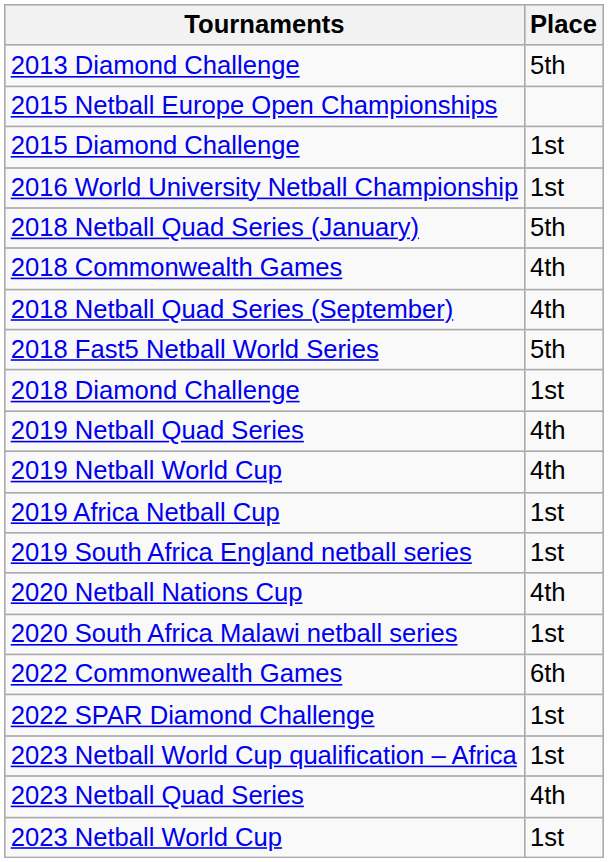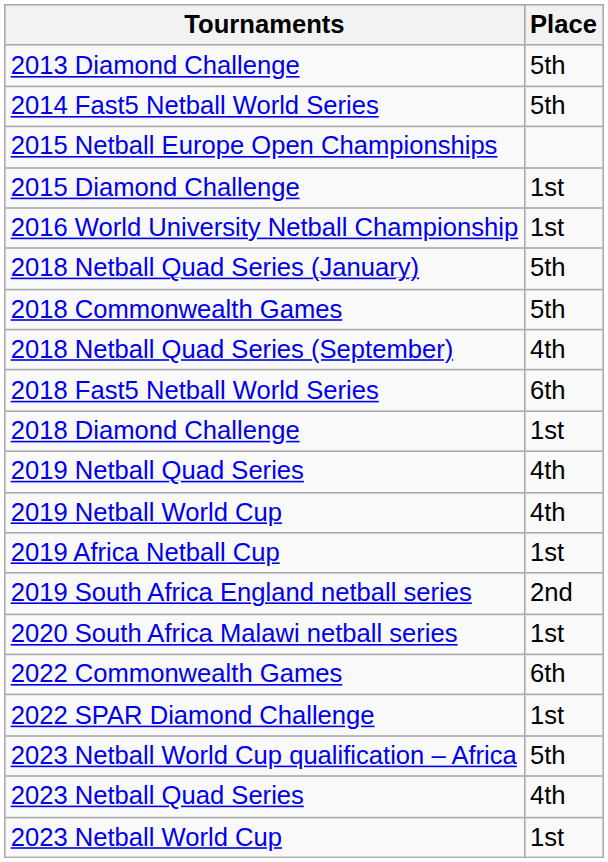+ row: (195, 106)
(548, 268) 4th -> (548, 308) 5th
(548, 349) 5th -> (548, 390) 6th
(547, 552) 1st -> (551, 593) 2nd
- row: (157, 593)
(547, 755) 1st -> (548, 755) 5th
